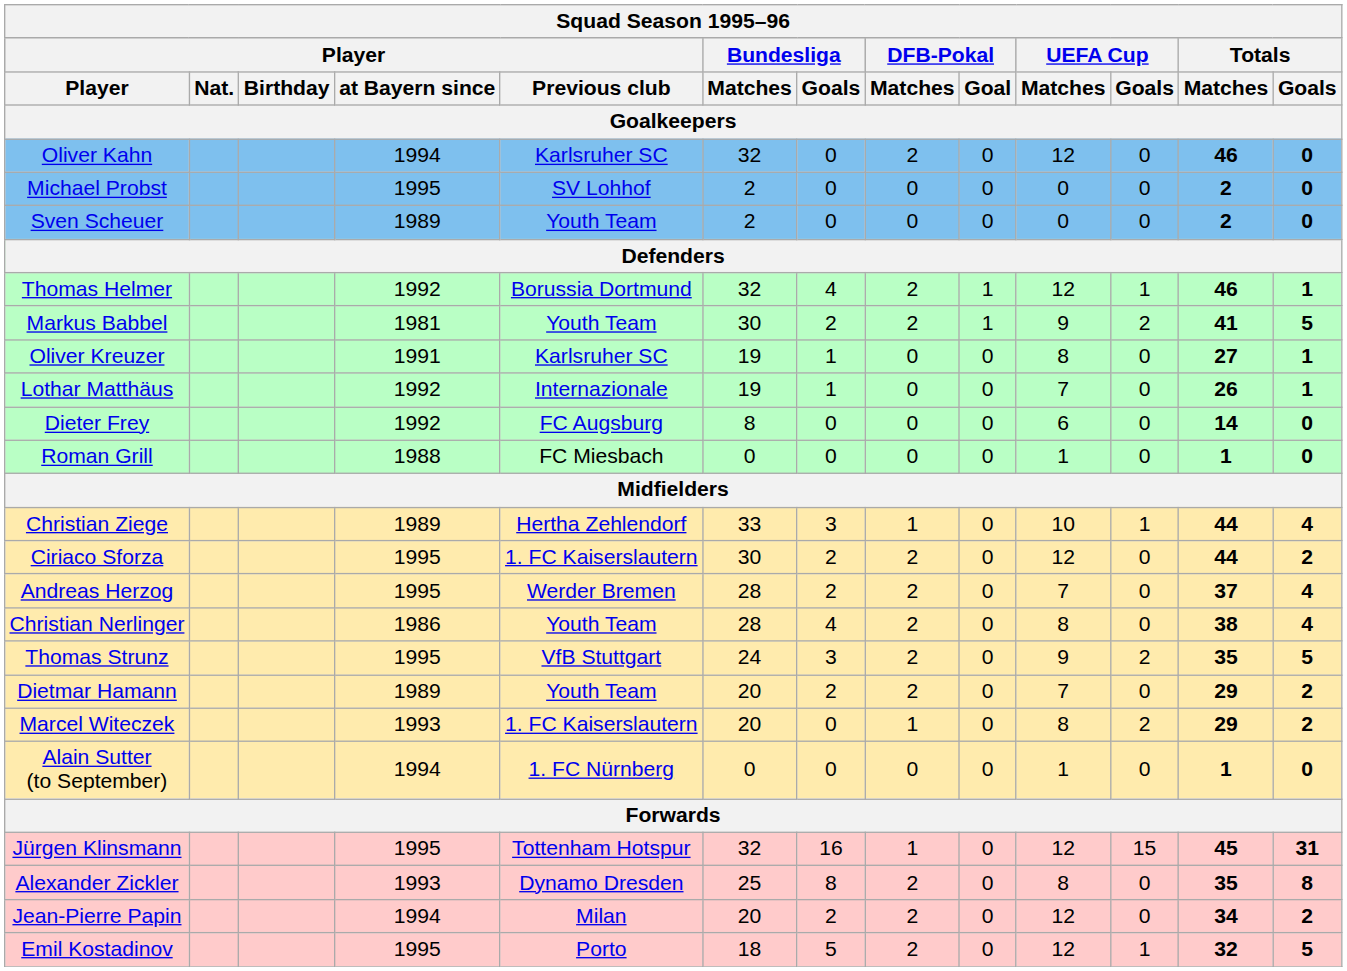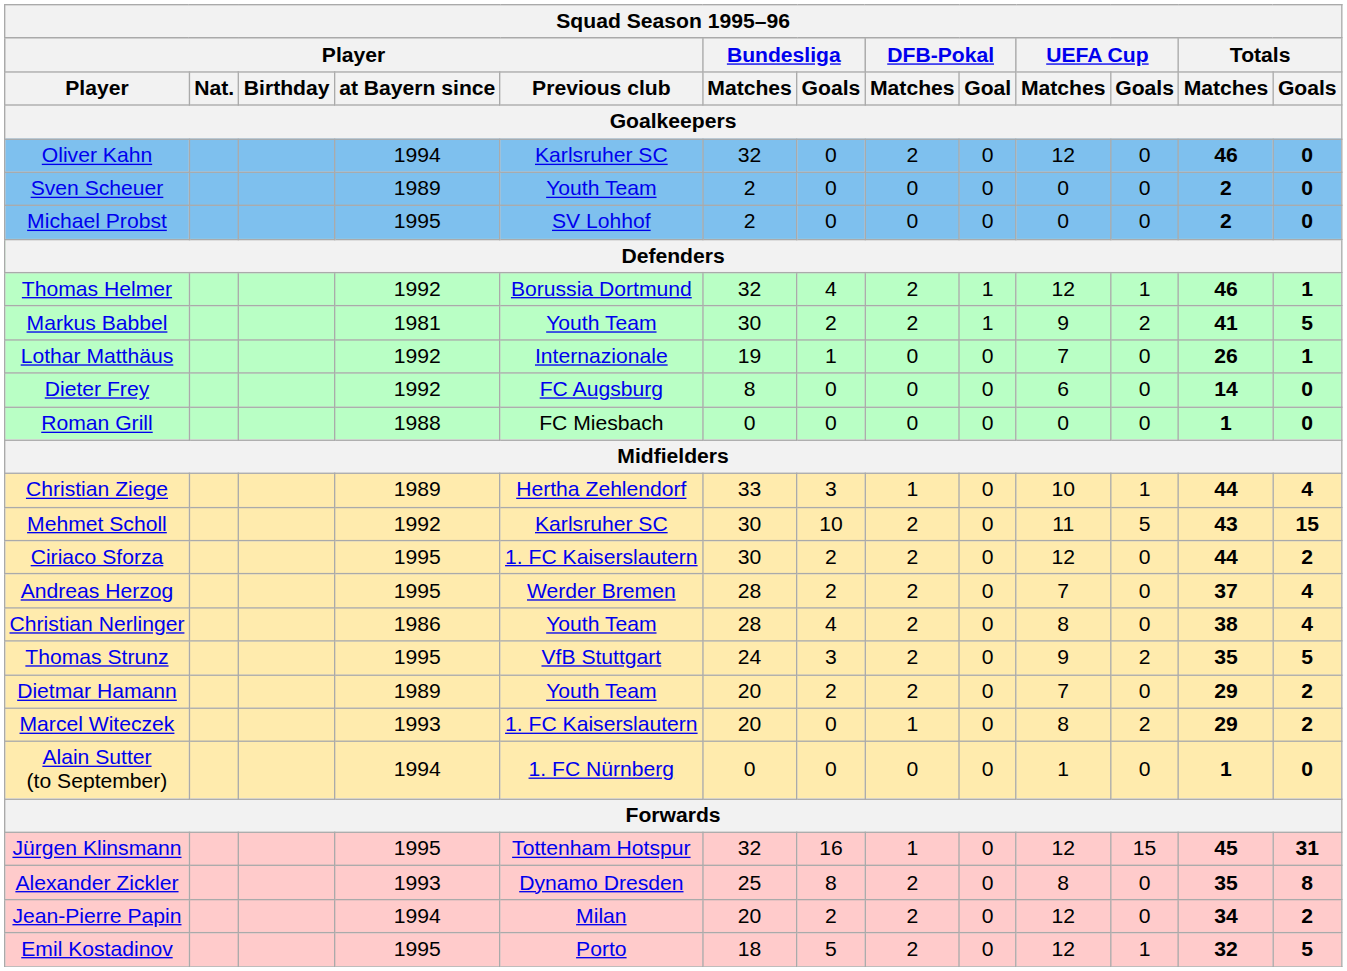rows swapped: (97, 188) <-> (97, 222)
- row: (97, 356)
(1063, 456) 1 -> (1063, 423) 0
+ row: (97, 523)
